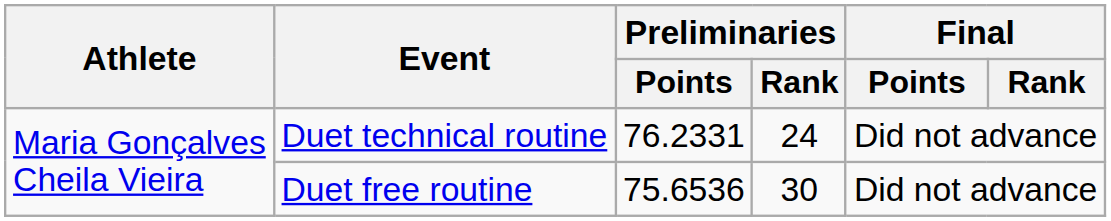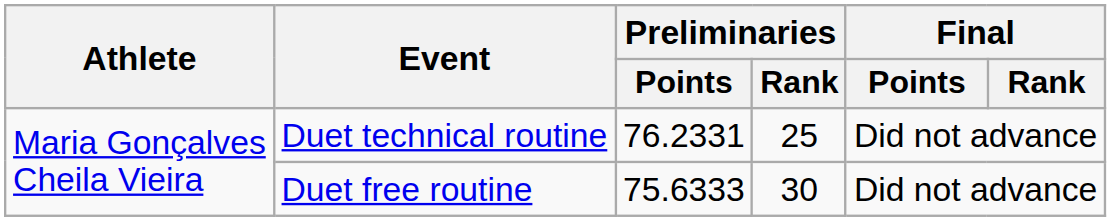(799, 136) 24 -> (799, 136) 25
(684, 189) 75.6536 -> (684, 189) 75.6333
